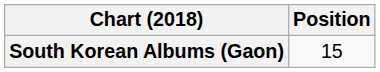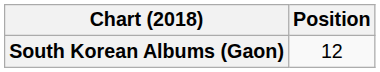(332, 51) 15 -> (332, 51) 12
